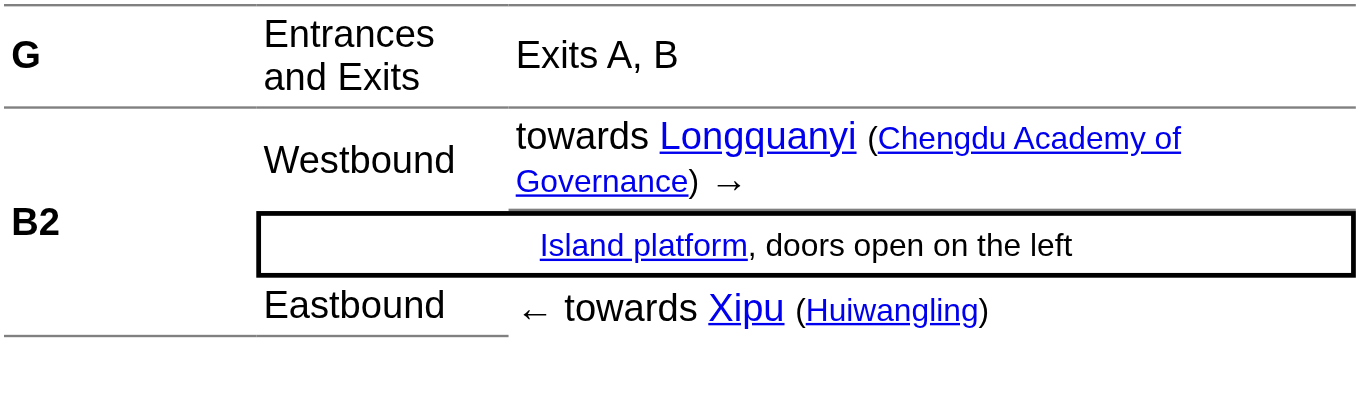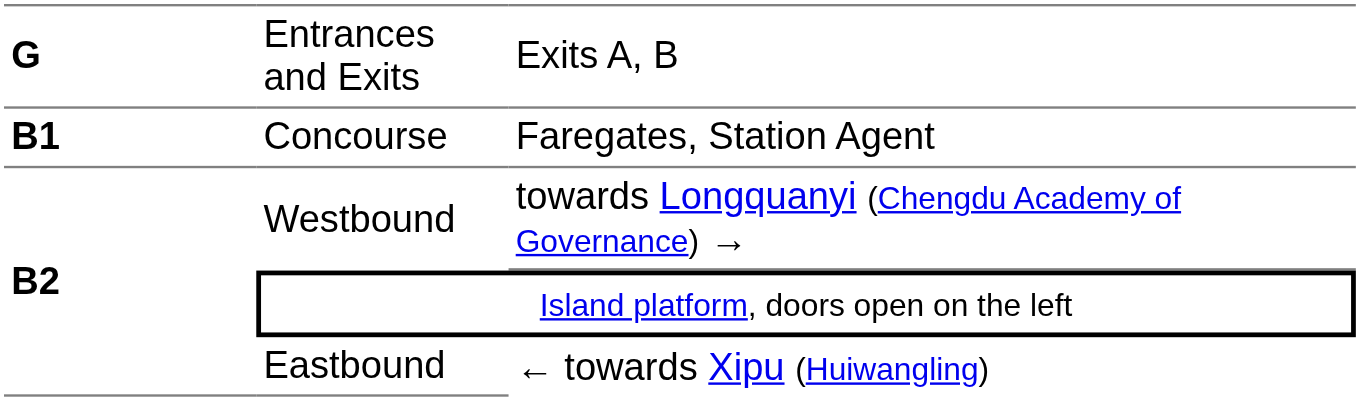+ row: (355, 136)
